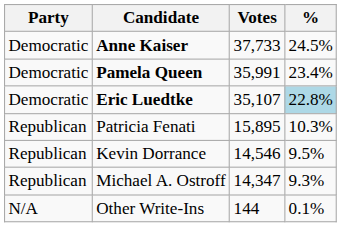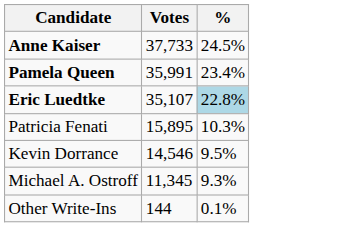- column: (48, 18)
(257, 180) 14,347 -> (169, 180) 11,345
